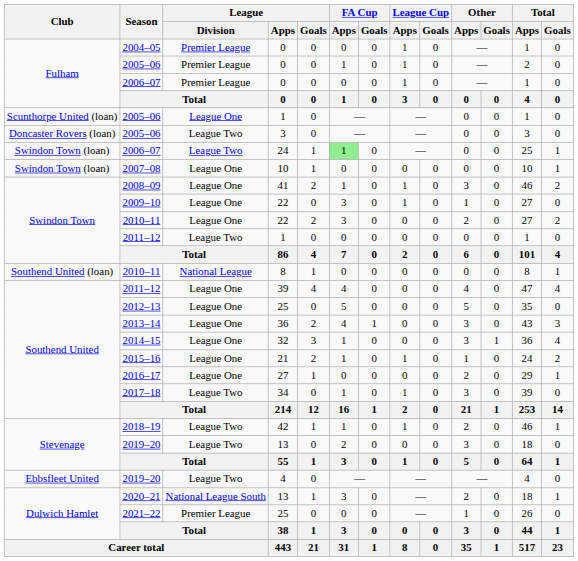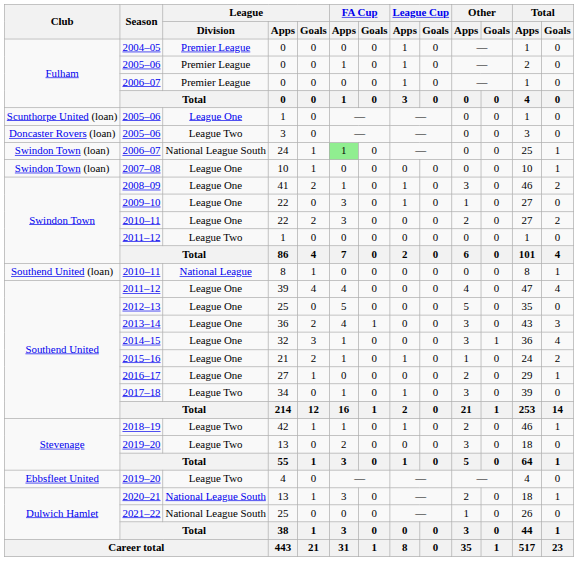(216, 151) League Two -> (216, 151) National League South
(216, 513) Premier League -> (216, 513) National League South
